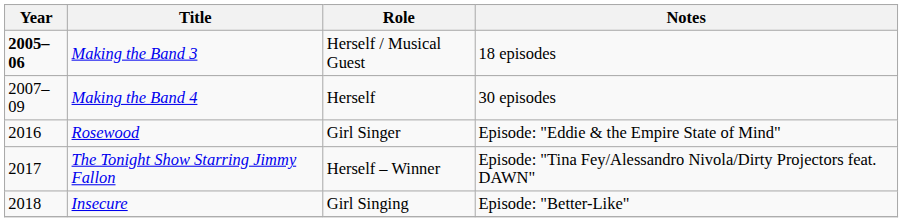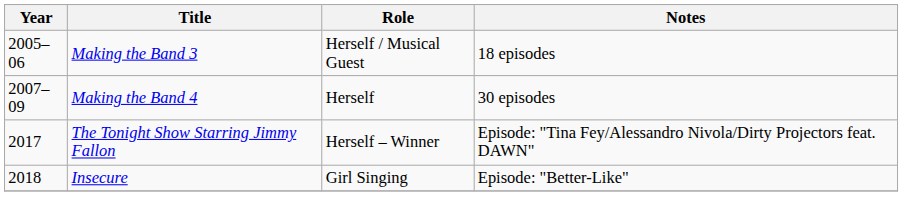(29, 52) bold -> (29, 52) normal
- row: (105, 133)
